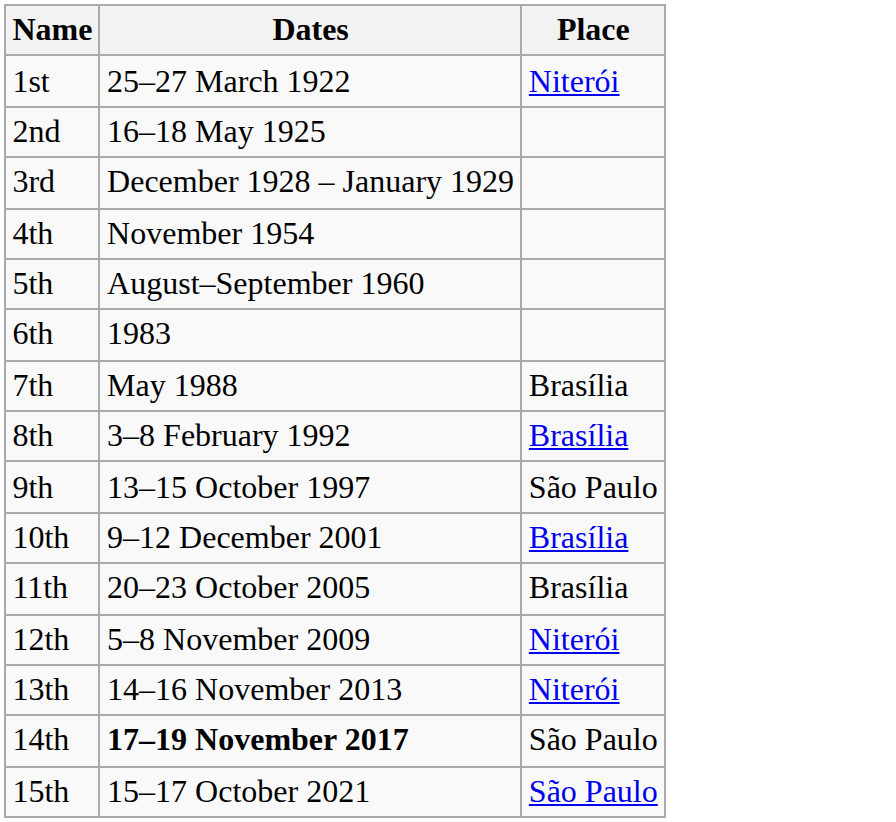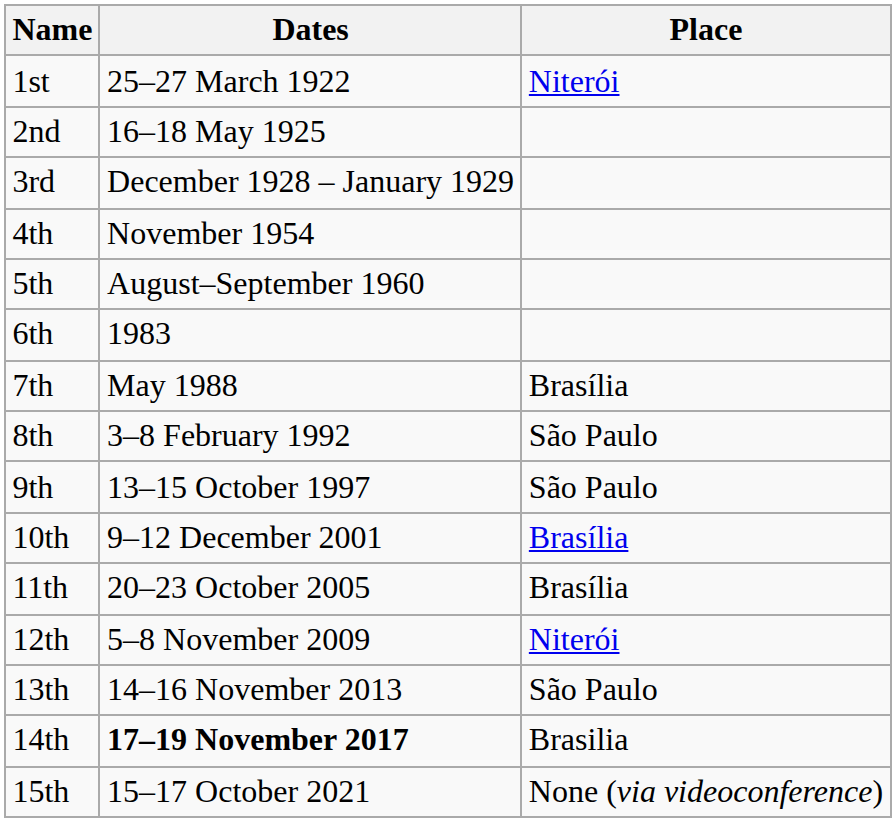(579, 435) Brasília -> (593, 435) São Paulo
(574, 689) Niterói -> (593, 689) São Paulo
(593, 740) São Paulo -> (579, 740) Brasilia
(593, 791) São Paulo -> (706, 791) None (via videoconference)
